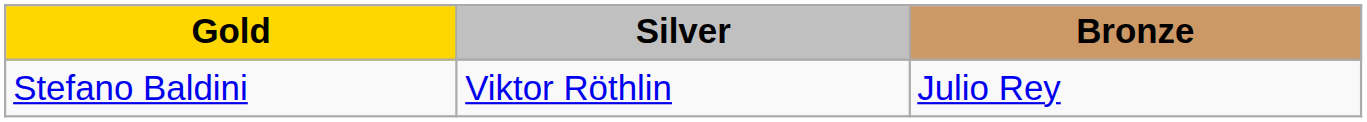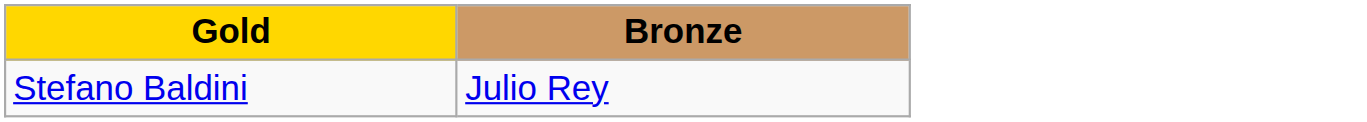- column: (683, 32)
